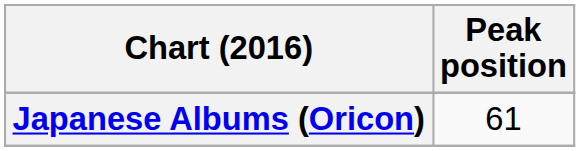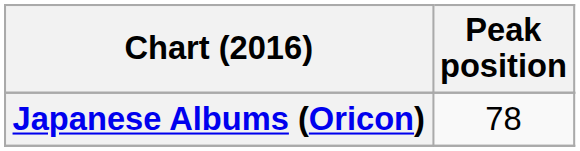(503, 118) 61 -> (503, 118) 78
